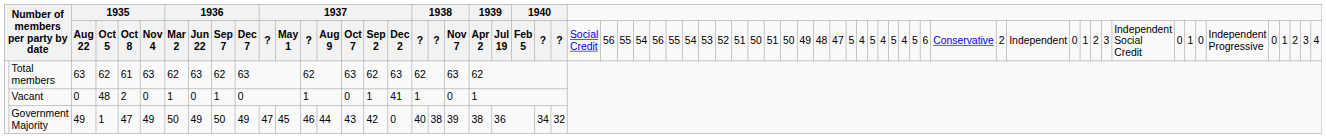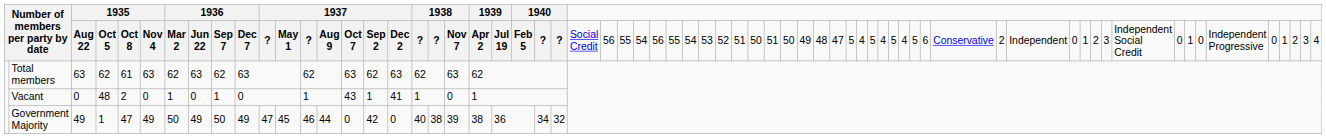(347, 97) 0 -> (350, 97) 43
(350, 119) 43 -> (347, 119) 0
